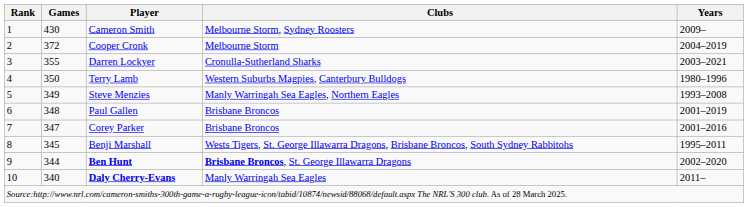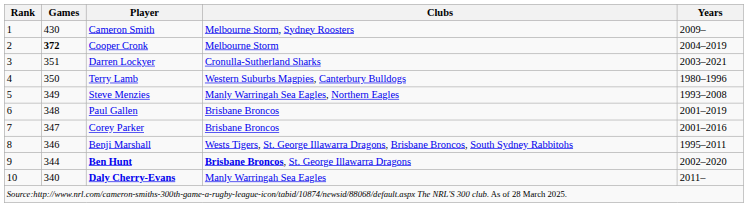(52, 45) normal -> (52, 45) bold
(52, 62) 355 -> (52, 62) 351
(52, 144) 345 -> (52, 144) 346
